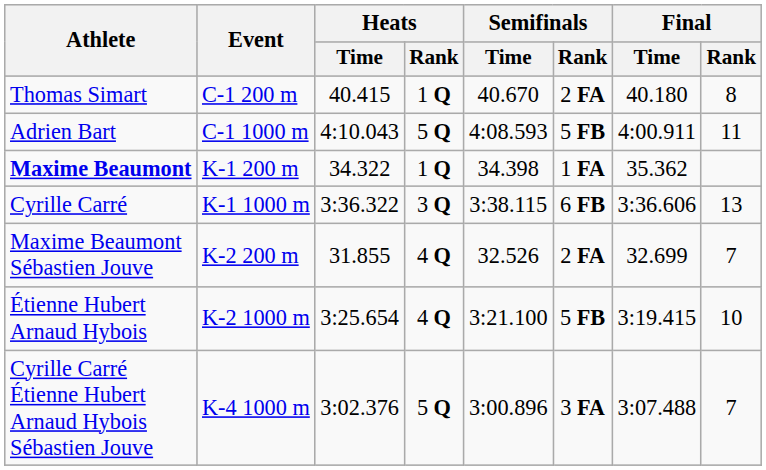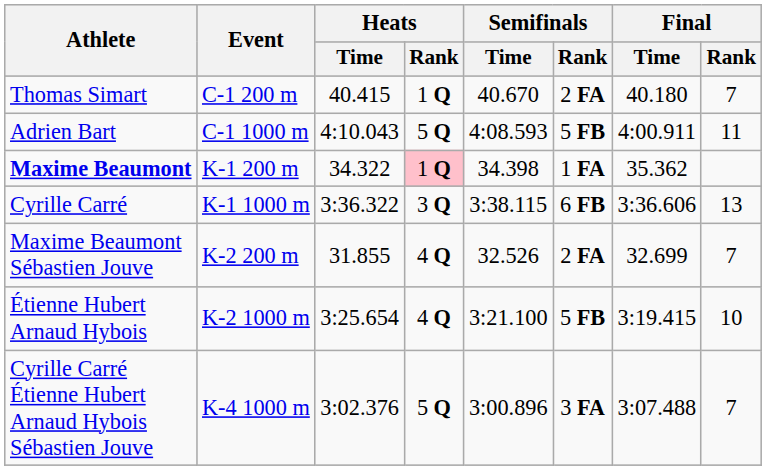(731, 94) 8 -> (731, 94) 7
(434, 168) no background -> (434, 168) pink background
